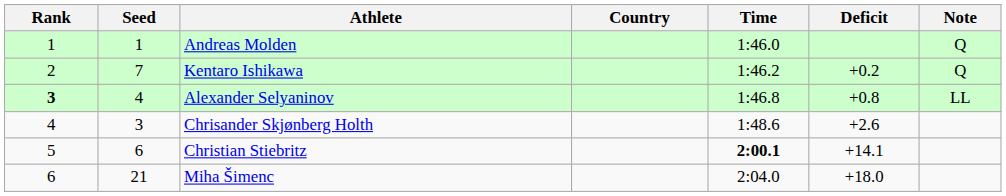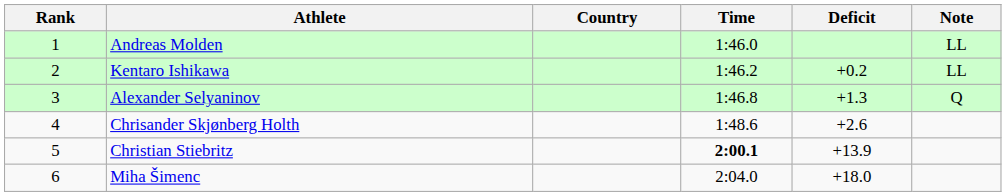- column: (139, 17)
(960, 44) Q -> (957, 44) LL
(960, 71) Q -> (957, 71) LL
(51, 97) bold -> (55, 97) normal
(864, 97) +0.8 -> (852, 97) +1.3
(960, 97) LL -> (957, 97) Q
(864, 151) +14.1 -> (852, 151) +13.9
